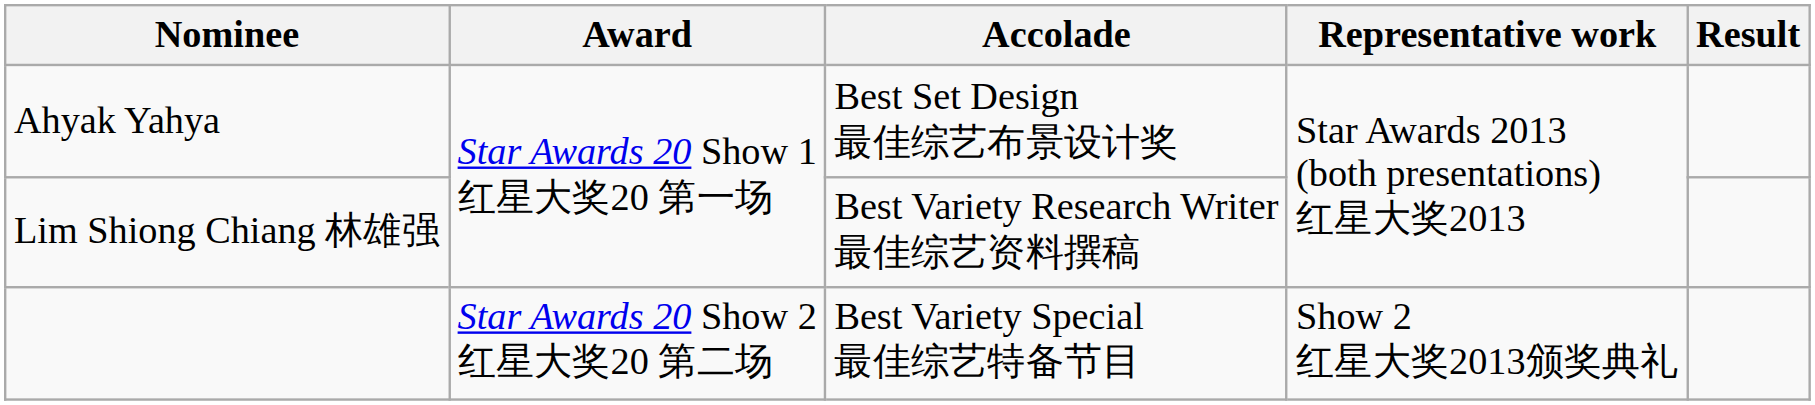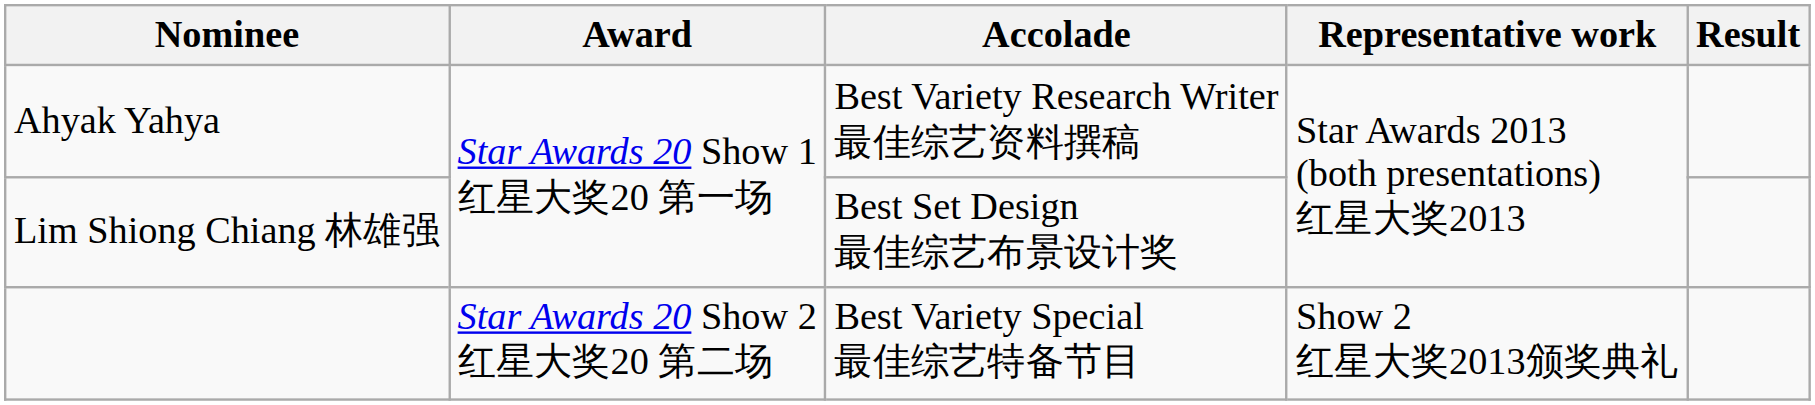(1006, 118) Best Set Design 最佳综艺布景设计奖 -> (1056, 118) Best Variety Research Writer 最佳综艺资料撰稿
(1056, 229) Best Variety Research Writer 最佳综艺资料撰稿 -> (1006, 229) Best Set Design 最佳综艺布景设计奖
